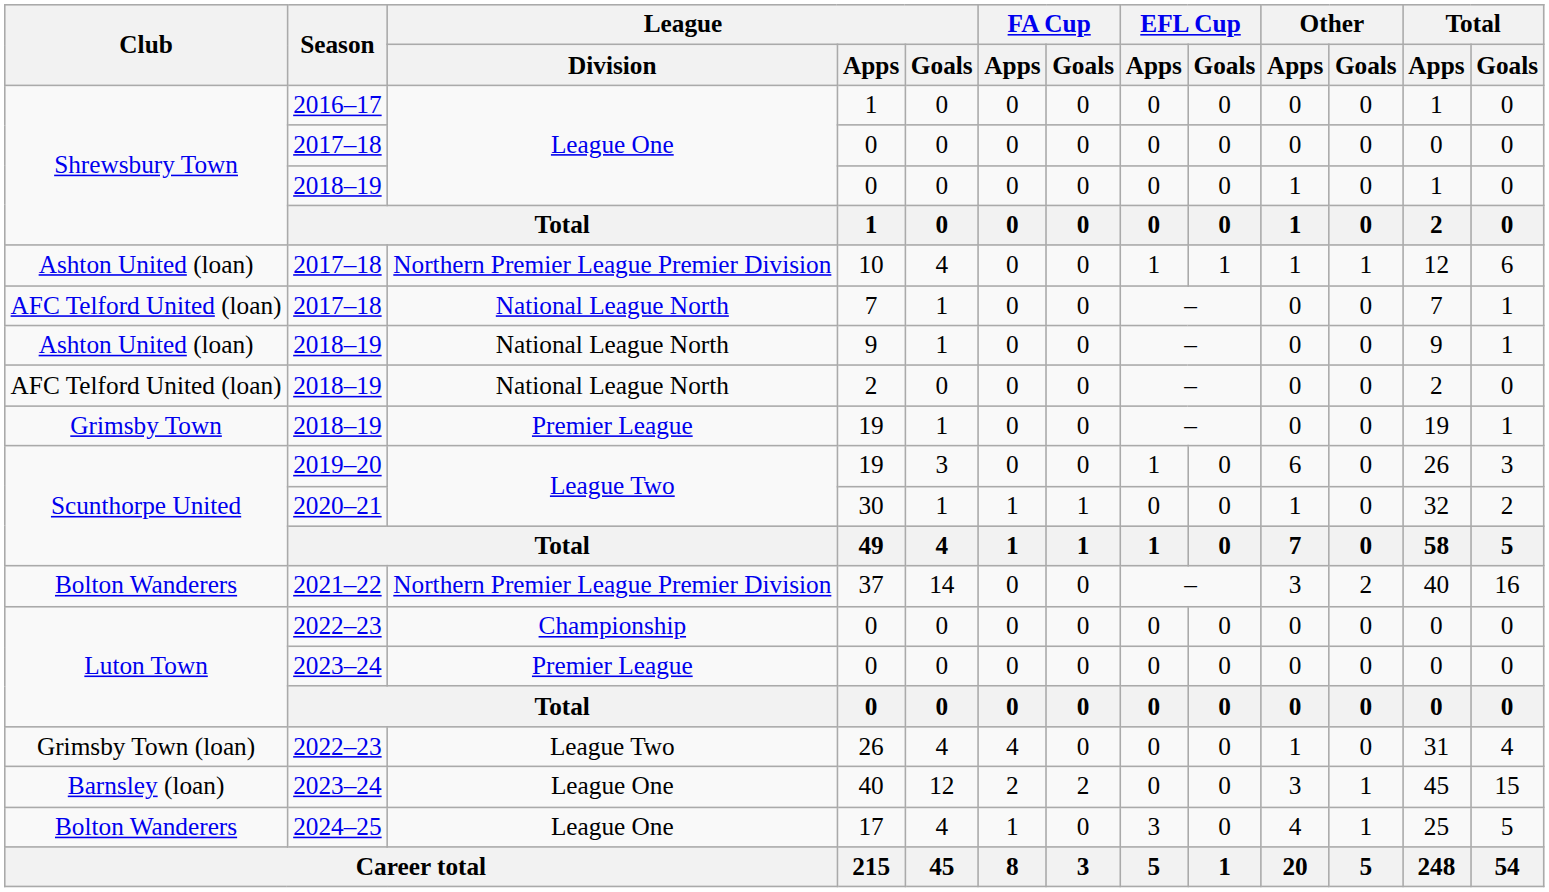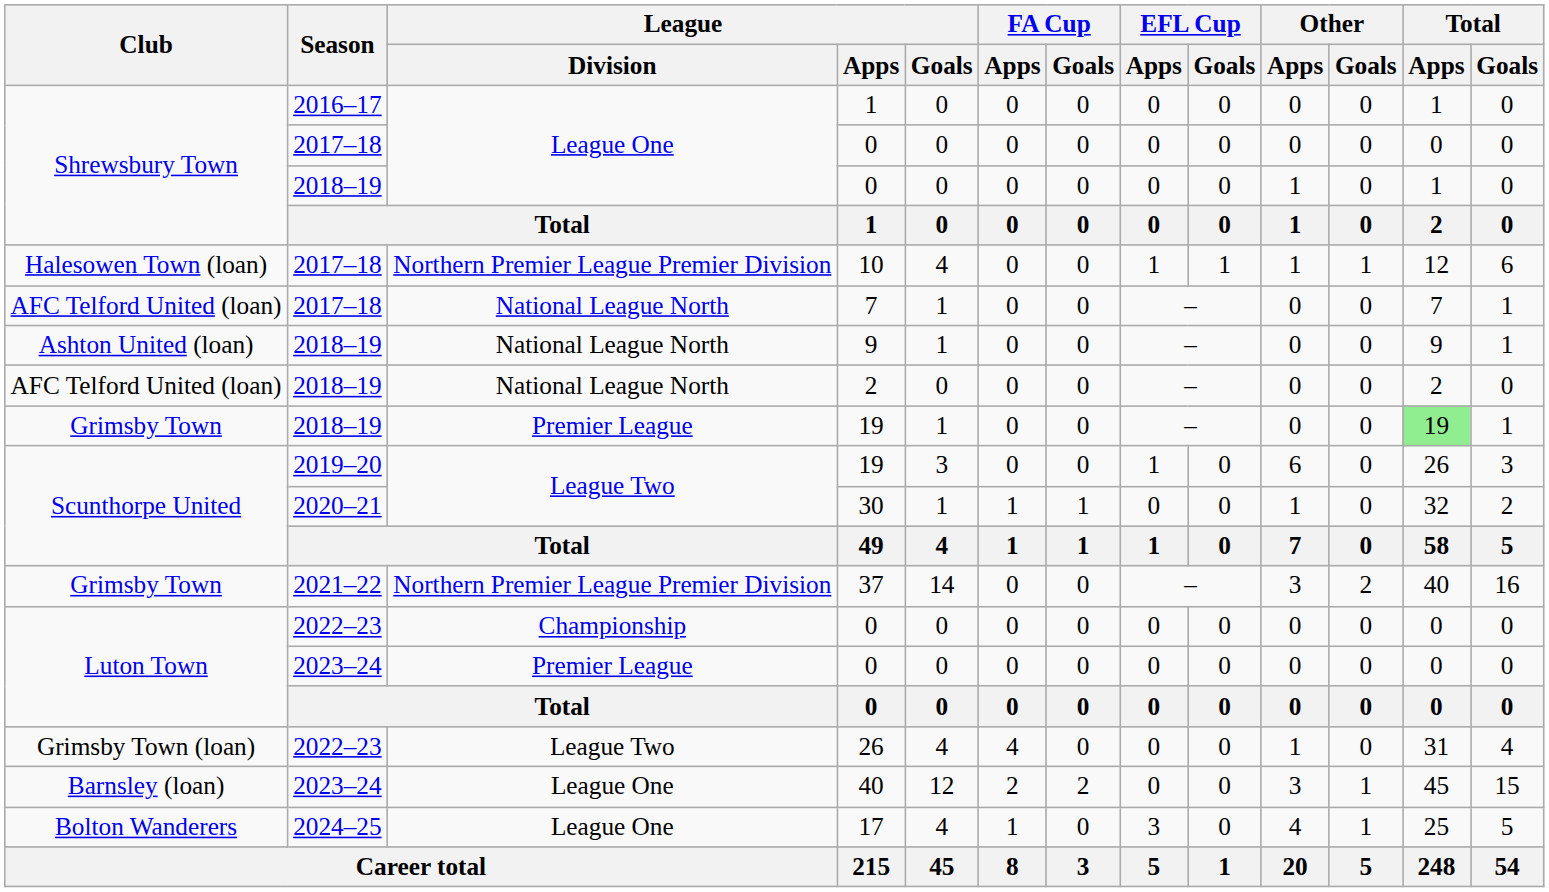(146, 265) Ashton United (loan) -> (146, 265) Halesowen Town (loan)
(1436, 425) no background -> (1436, 425) lightgreen background
(146, 585) Bolton Wanderers -> (146, 585) Grimsby Town
